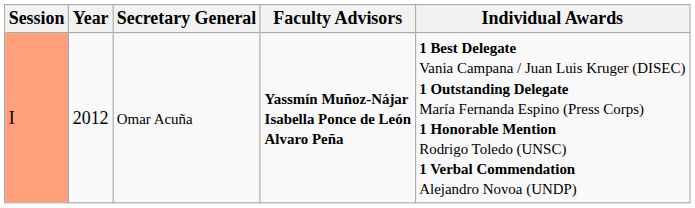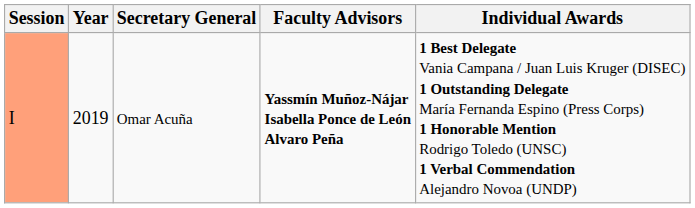(91, 117) 2012 -> (91, 117) 2019
